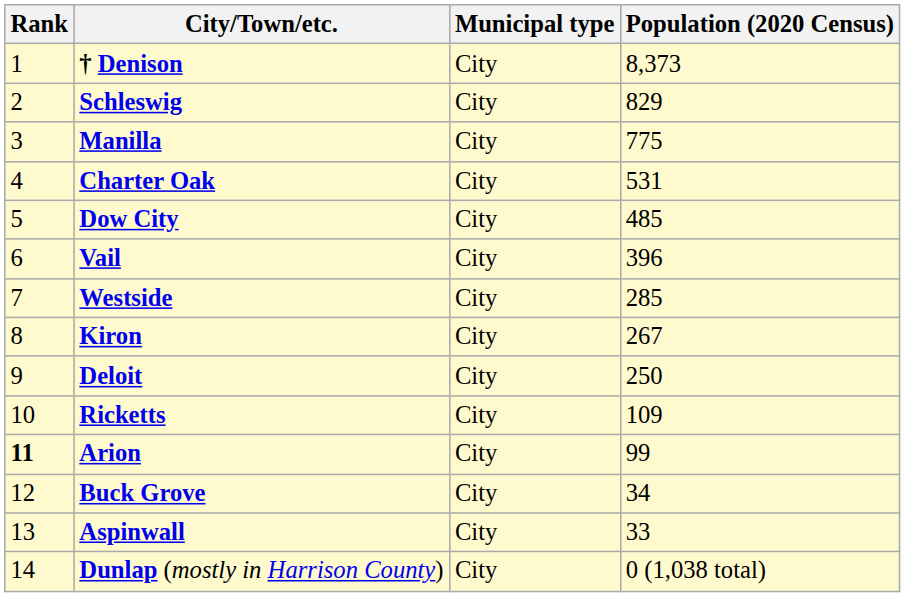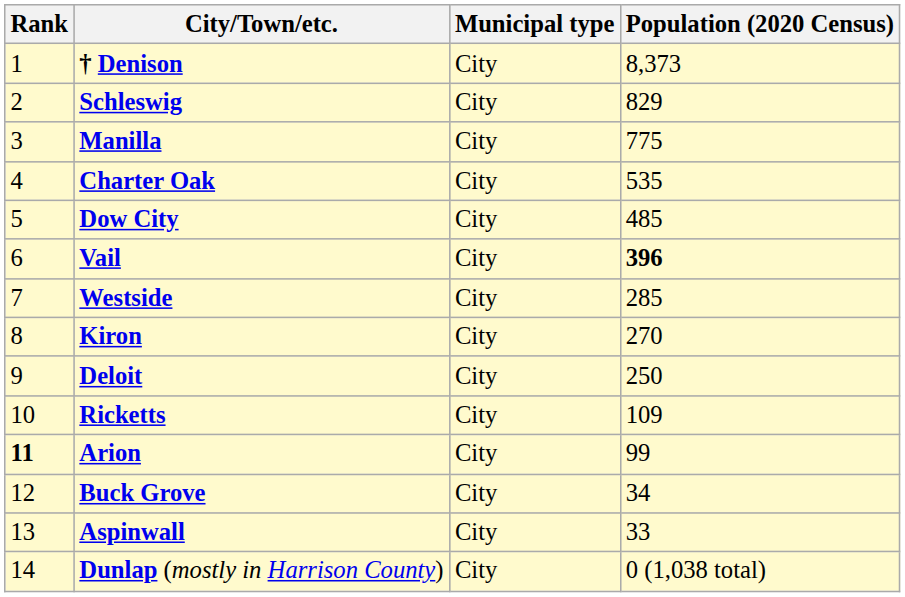(644, 180) 531 -> (644, 180) 535
(644, 258) normal -> (644, 258) bold
(644, 336) 267 -> (644, 336) 270
